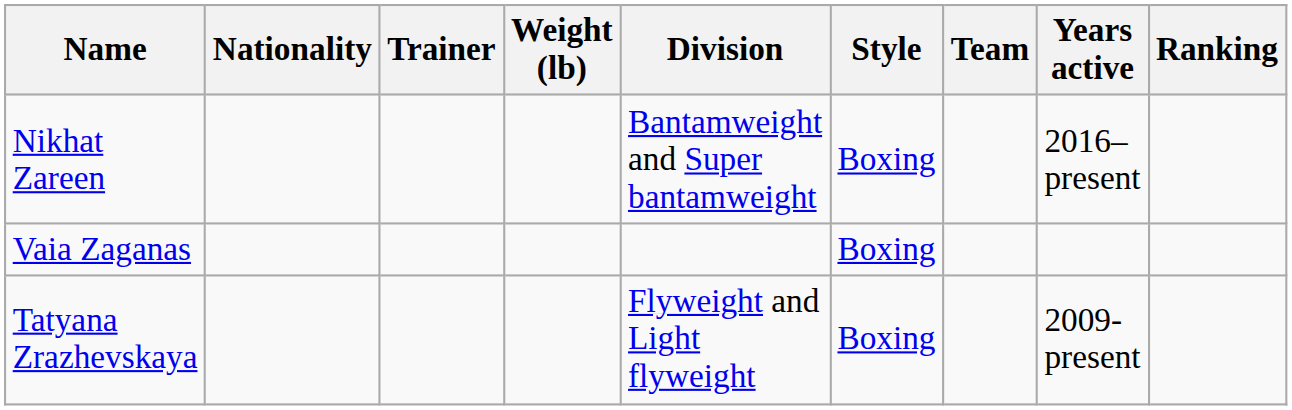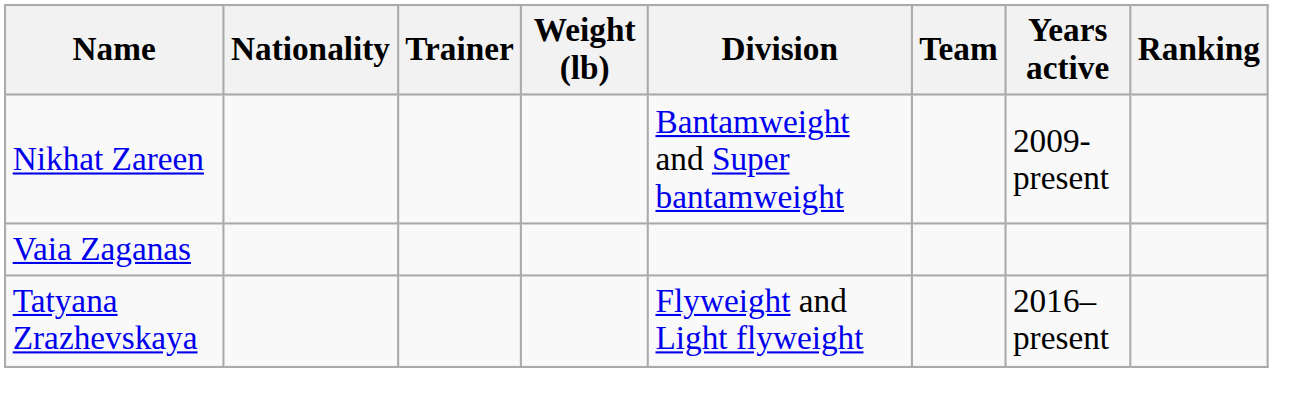- column: (886, 49)
(1093, 158) 2016–present -> (1061, 158) 2009-present
(1093, 338) 2009-present -> (1061, 320) 2016–present
